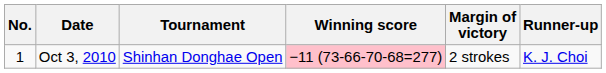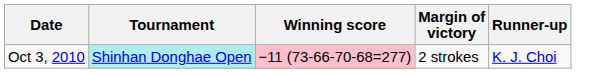- column: (20, 25)
(203, 57) no background -> (172, 57) paleturquoise background
